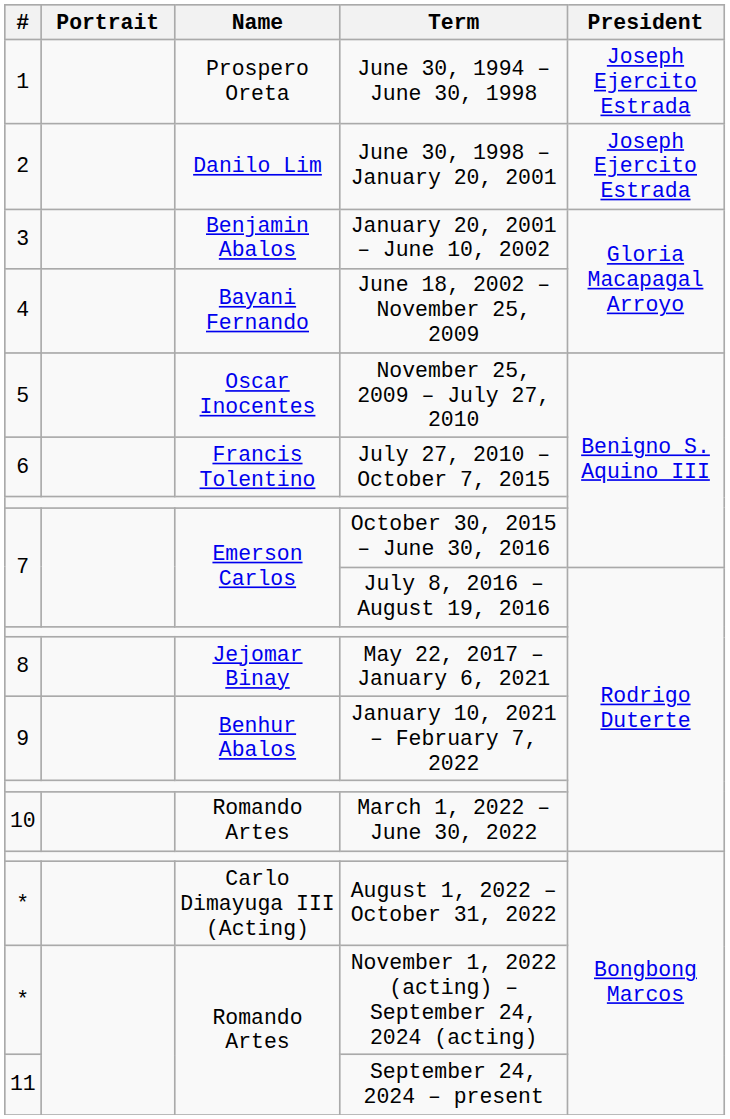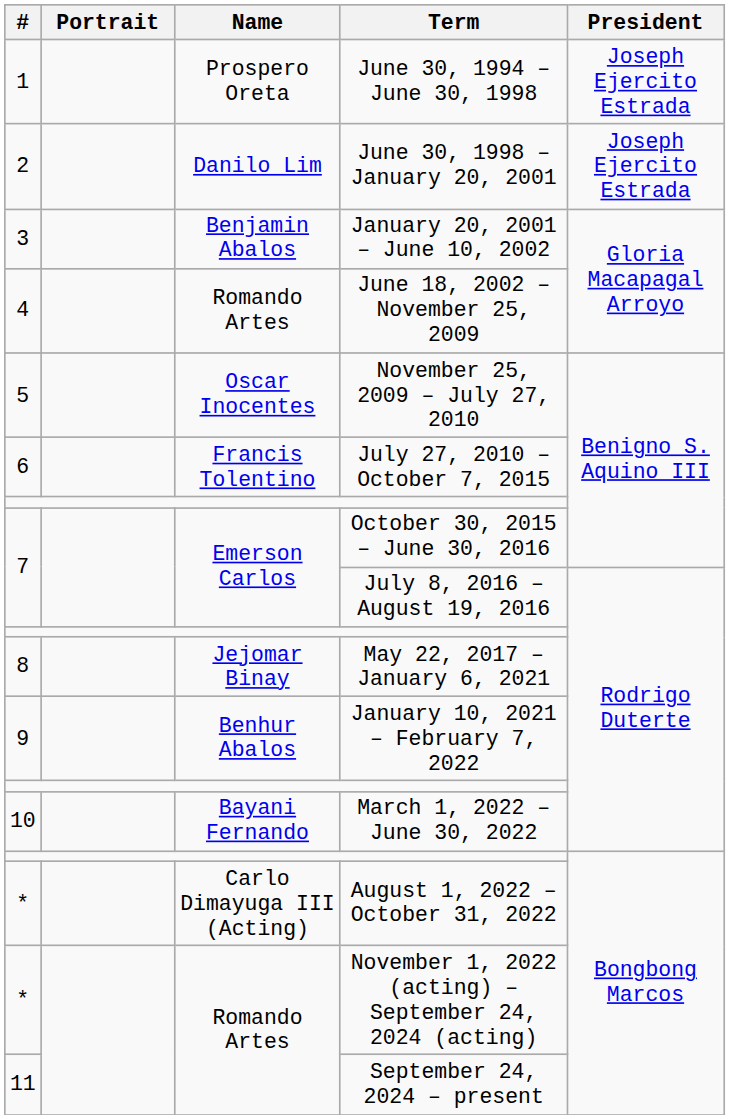(257, 311) Bayani Fernando -> (257, 311) Romando Artes
(257, 821) Romando Artes -> (257, 821) Bayani Fernando
